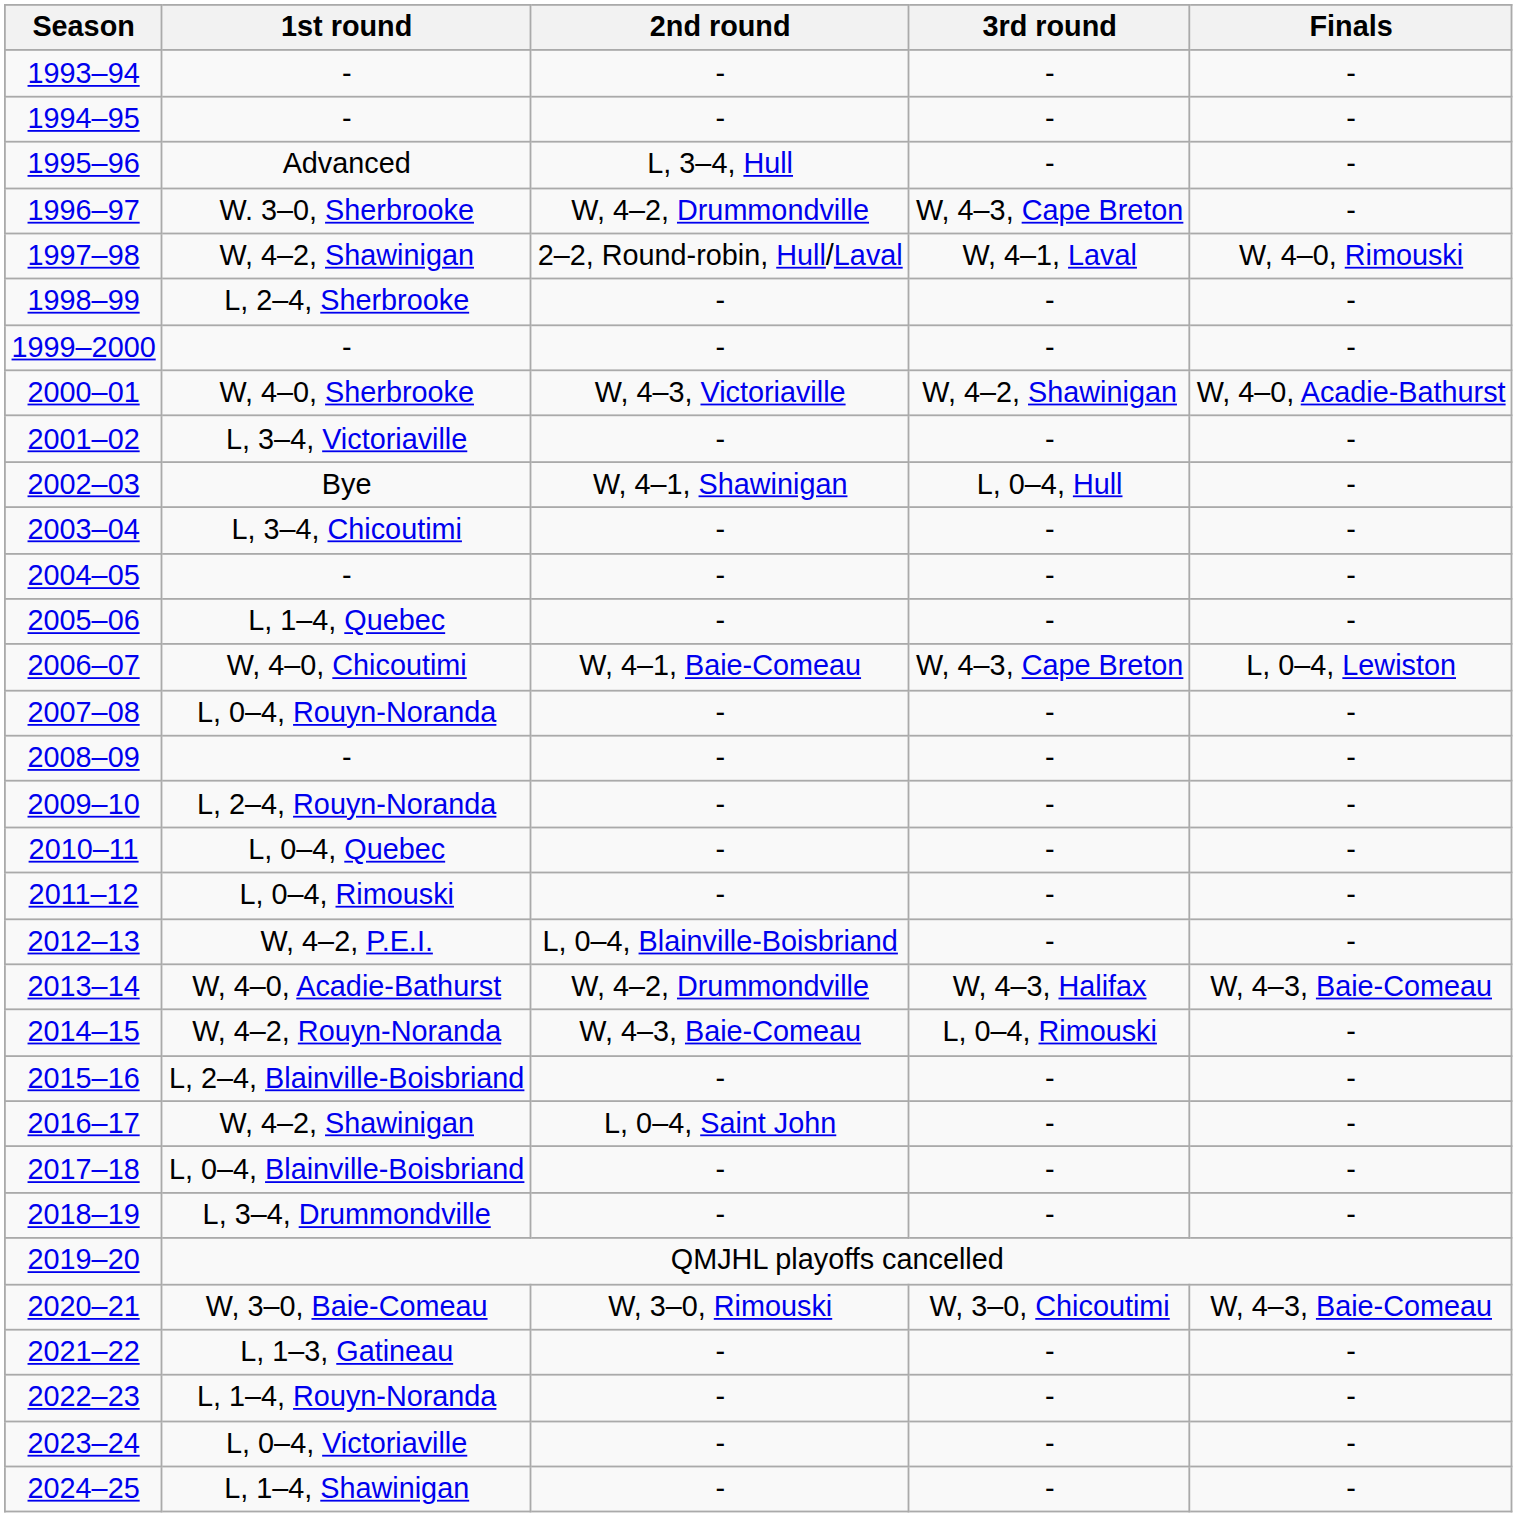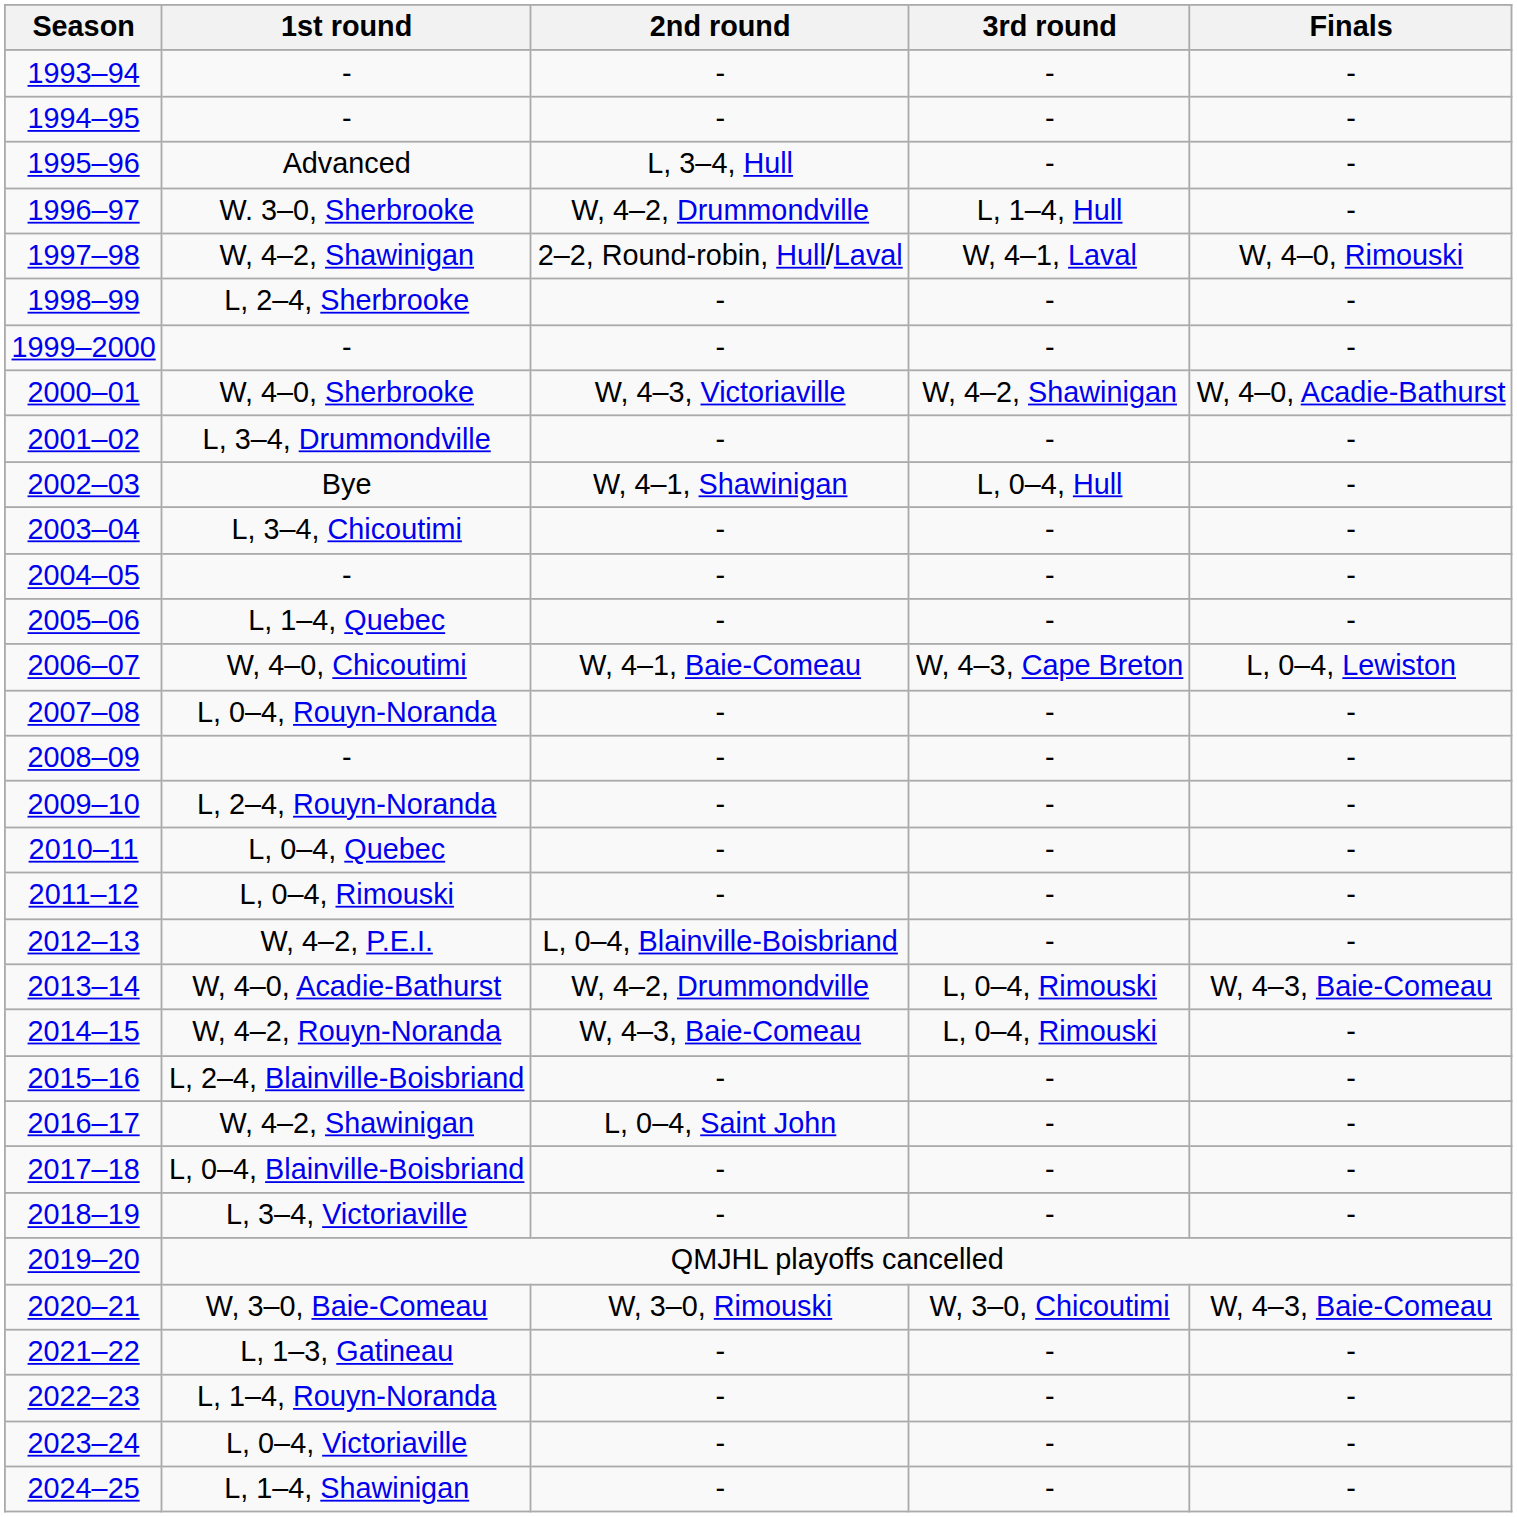(1050, 210) W, 4–3, Cape Breton -> (1050, 210) L, 1–4, Hull
(347, 438) L, 3–4, Victoriaville -> (347, 438) L, 3–4, Drummondville
(1050, 986) W, 4–3, Halifax -> (1050, 986) L, 0–4, Rimouski
(347, 1214) L, 3–4, Drummondville -> (347, 1214) L, 3–4, Victoriaville
